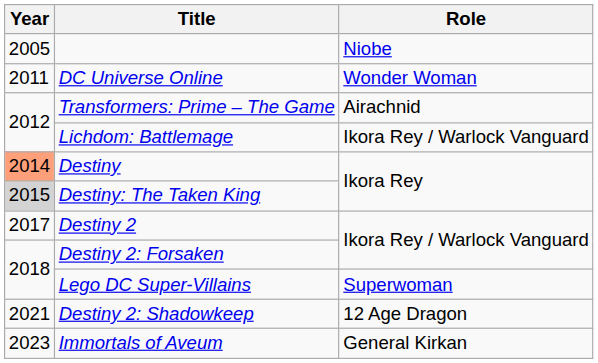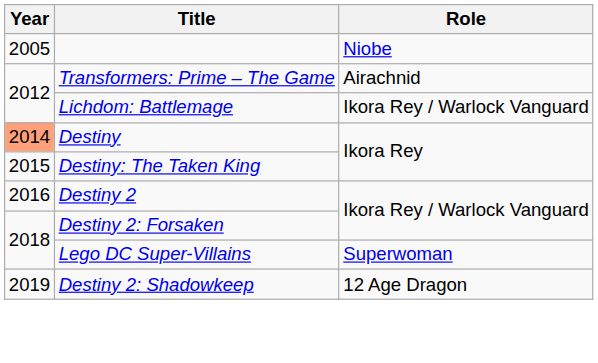- row: (141, 78)
(30, 195) lightgrey background -> (30, 166) no background
(30, 225) 2017 -> (30, 195) 2016
(30, 313) 2021 -> (30, 284) 2019
- row: (141, 343)
